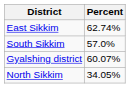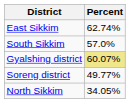(104, 59) no background -> (104, 59) khaki background
+ row: (38, 75)
